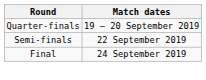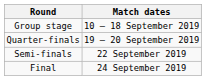+ row: (43, 26)
